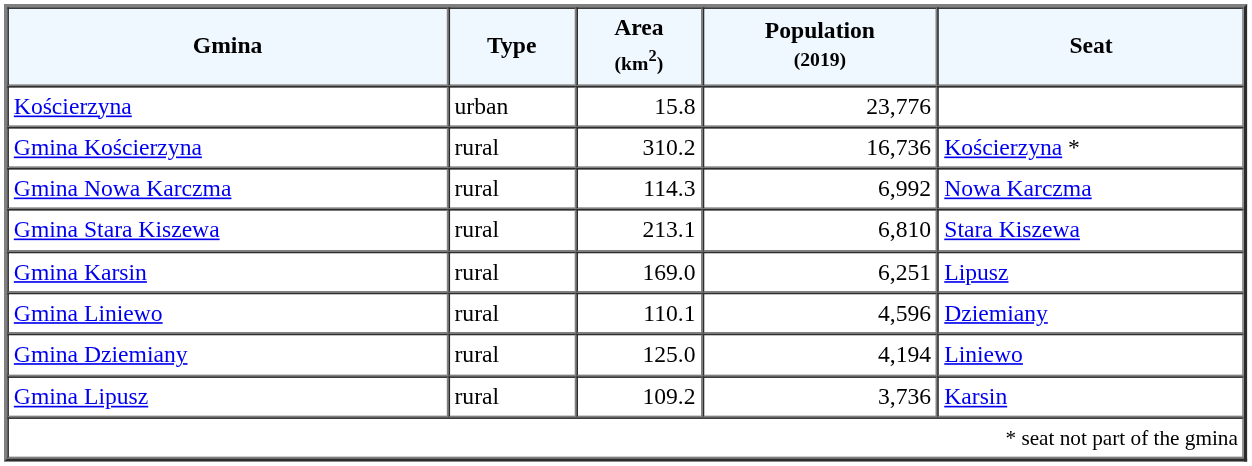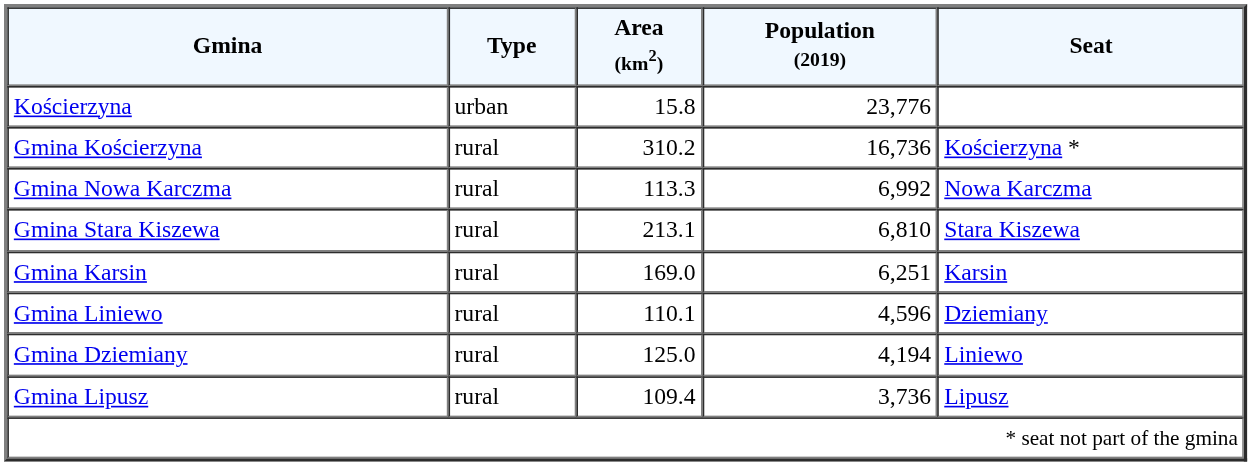(669, 188) 114.3 -> (669, 188) 113.3
(976, 271) Lipusz -> (976, 271) Karsin
(669, 395) 109.2 -> (669, 395) 109.4
(976, 395) Karsin -> (976, 395) Lipusz
